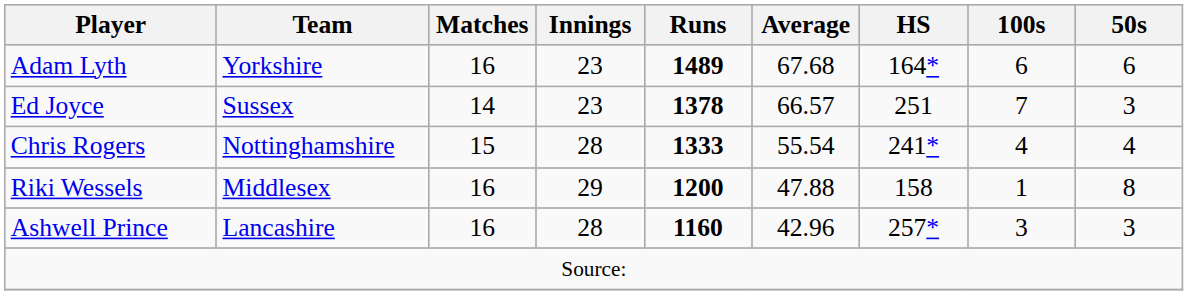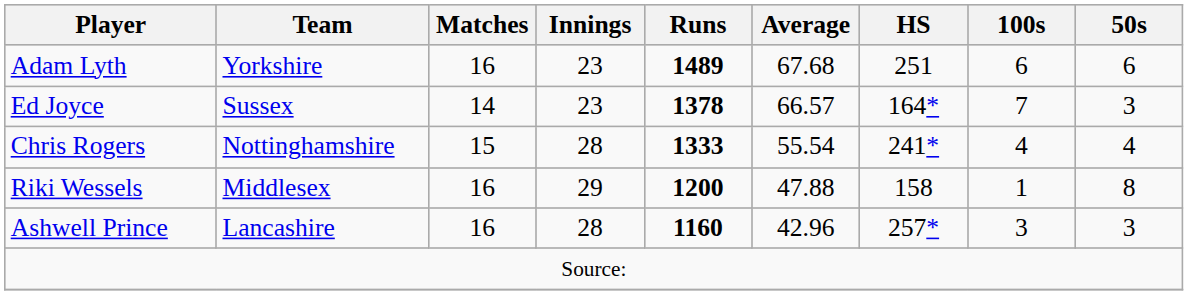(914, 65) 164* -> (914, 65) 251
(914, 106) 251 -> (914, 106) 164*
